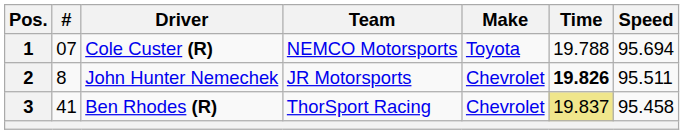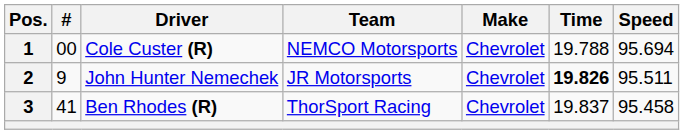(66, 48) 07 -> (66, 48) 00
(493, 48) Toyota -> (505, 48) Chevrolet
(61, 78) 8 -> (61, 78) 9
(581, 107) khaki background -> (581, 107) no background
